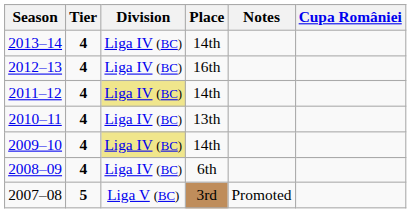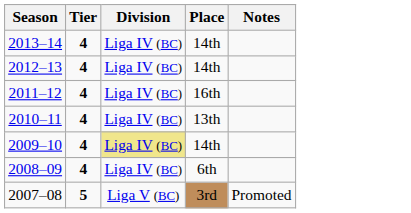- column: (350, 17)
(207, 68) 16th -> (207, 68) 14th
(143, 93) khaki background -> (143, 93) no background
(207, 93) 14th -> (207, 93) 16th
